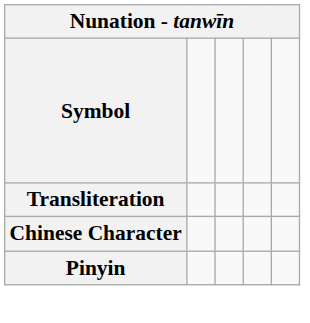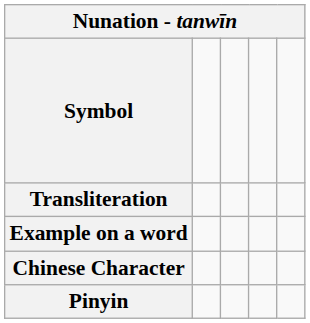+ row: (99, 233)
